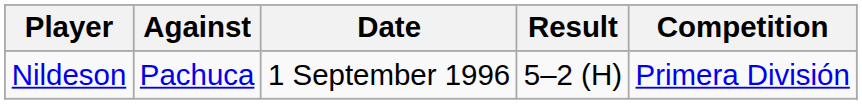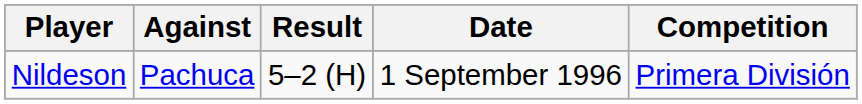columns swapped: (573, 27) <-> (389, 27)
